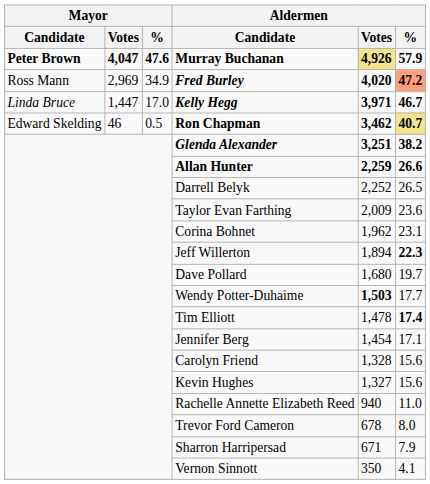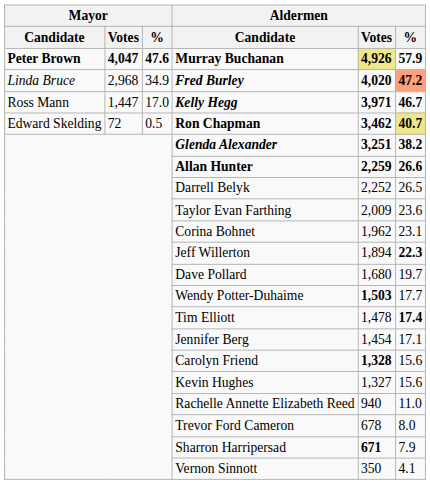(38, 80) Ross Mann -> (41, 80) Linda Bruce
(123, 80) 2,969 -> (123, 80) 2,968
(41, 102) Linda Bruce -> (38, 102) Ross Mann
(115, 123) 46 -> (115, 123) 72
(376, 360) normal -> (376, 360) bold
(371, 447) normal -> (371, 447) bold
